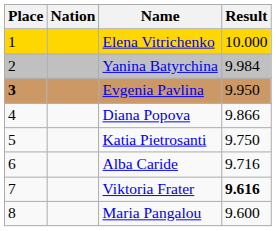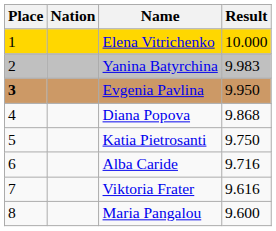(242, 66) 9.984 -> (242, 66) 9.983
(242, 115) 9.866 -> (242, 115) 9.868
(242, 189) bold -> (242, 189) normal
